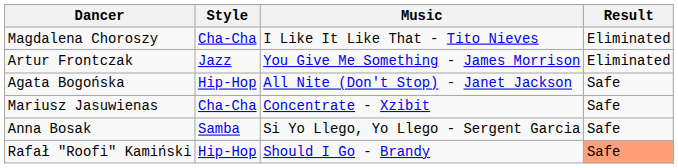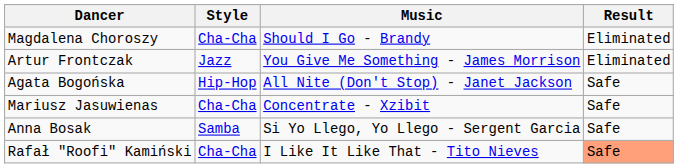(401, 39) I Like It Like That - Tito Nieves -> (347, 39) Should I Go - Brandy
(227, 152) Hip-Hop -> (227, 152) Cha-Cha
(347, 152) Should I Go - Brandy -> (401, 152) I Like It Like That - Tito Nieves
